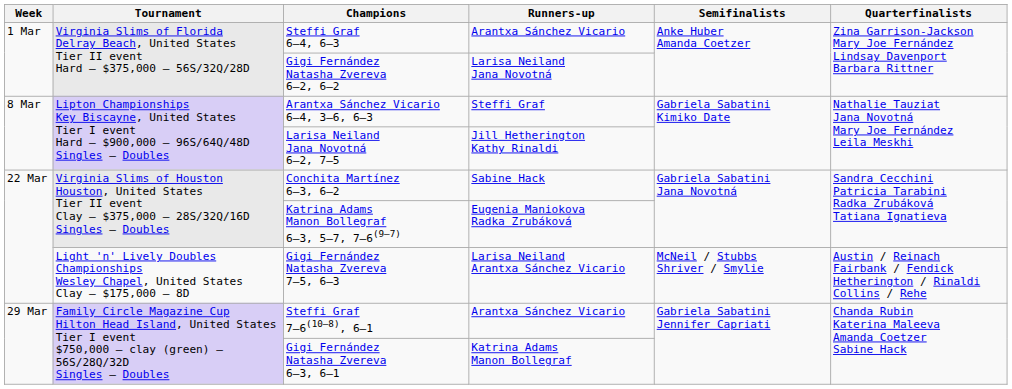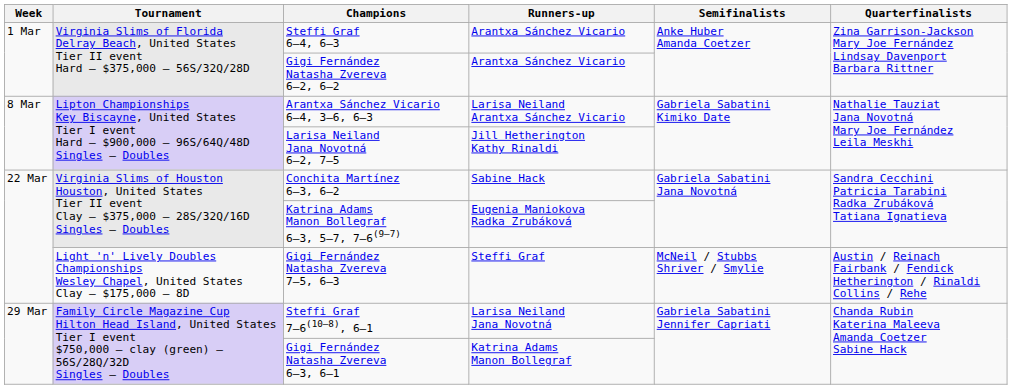(518, 69) Larisa Neiland Jana Novotná -> (548, 62) Arantxa Sánchez Vicario
(508, 105) Steffi Graf -> (548, 112) Larisa Neiland Arantxa Sánchez Vicario
(548, 263) Larisa Neiland Arantxa Sánchez Vicario -> (508, 256) Steffi Graf
(548, 312) Arantxa Sánchez Vicario -> (518, 319) Larisa Neiland Jana Novotná
